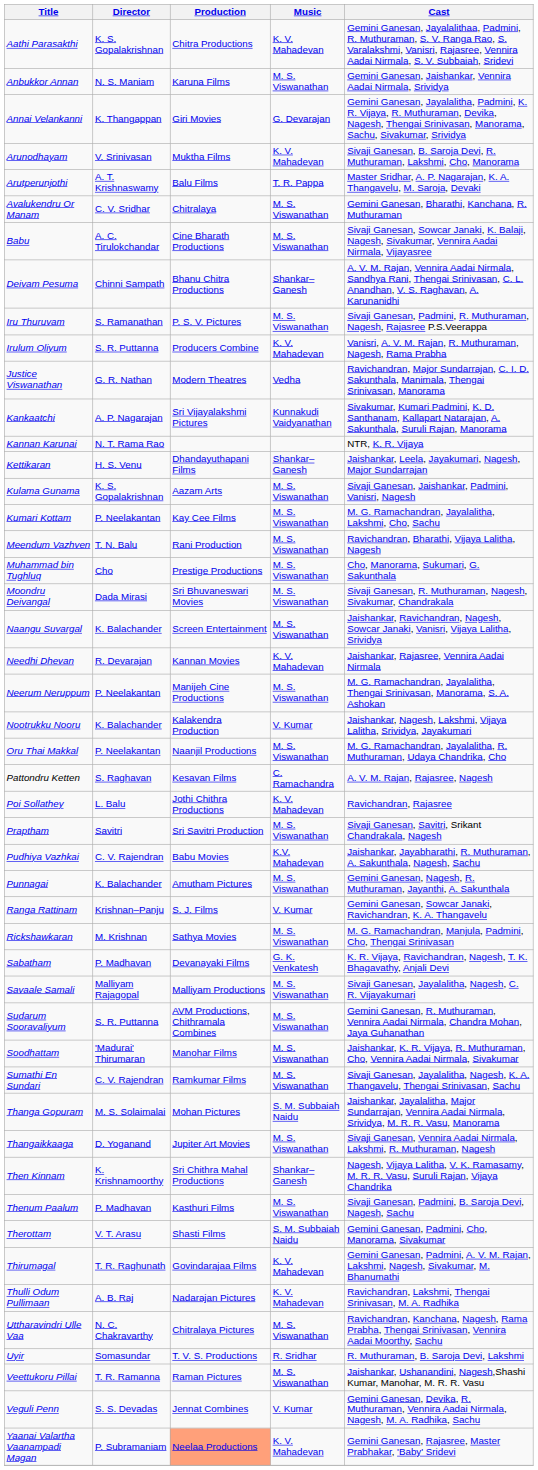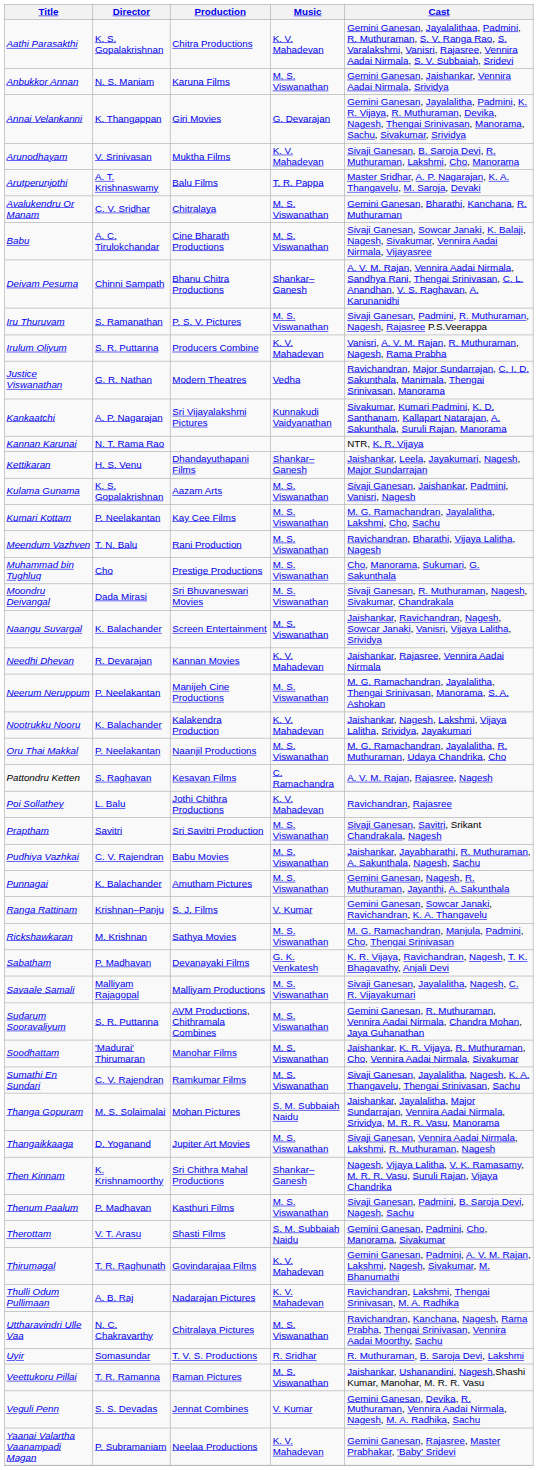(293, 725) V. Kumar -> (298, 725) K. V. Mahadevan
(298, 857) K.V. Mahadevan -> (300, 857) M. S. Viswanathan
(215, 1446) lightsalmon background -> (215, 1446) no background
